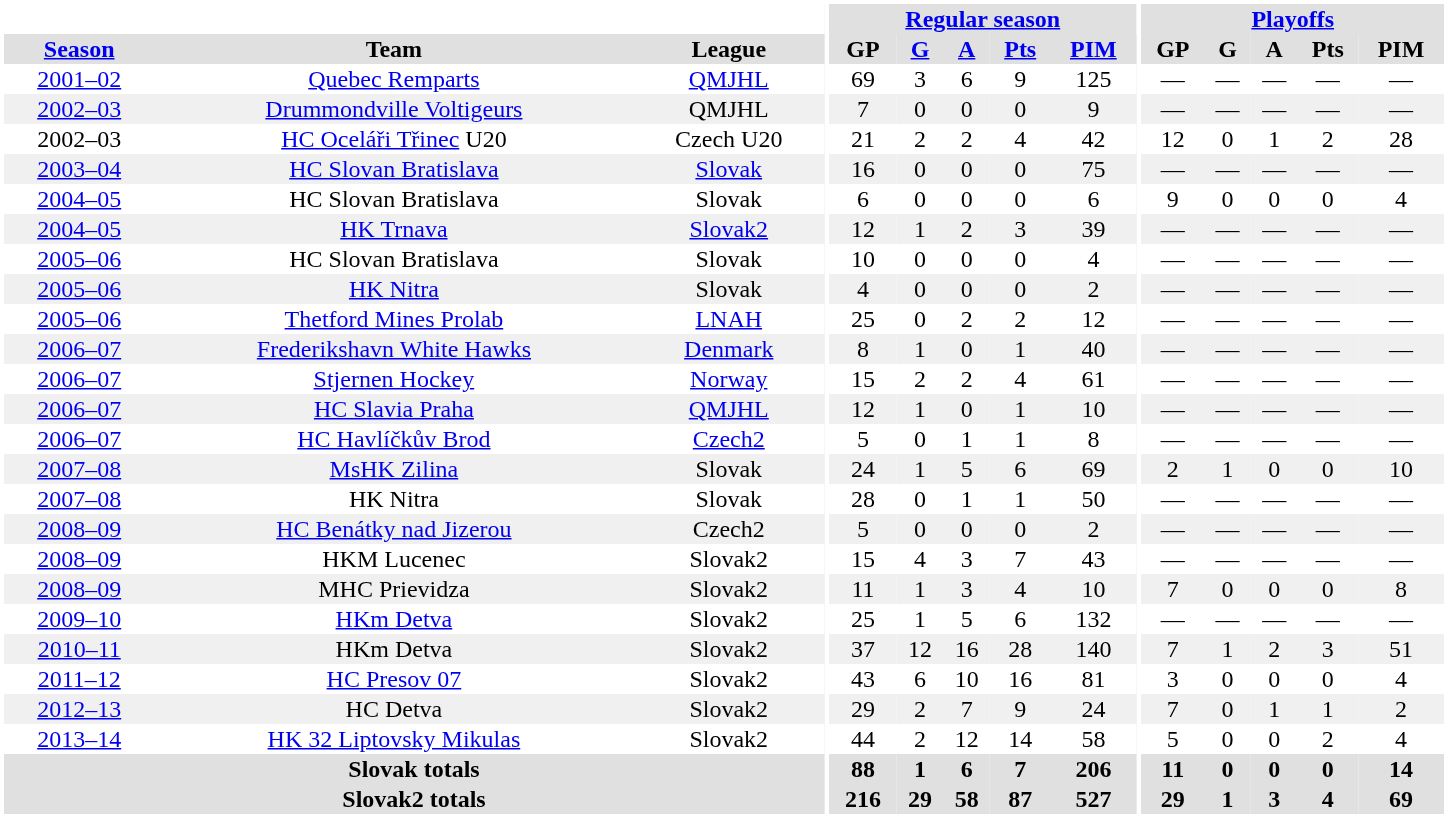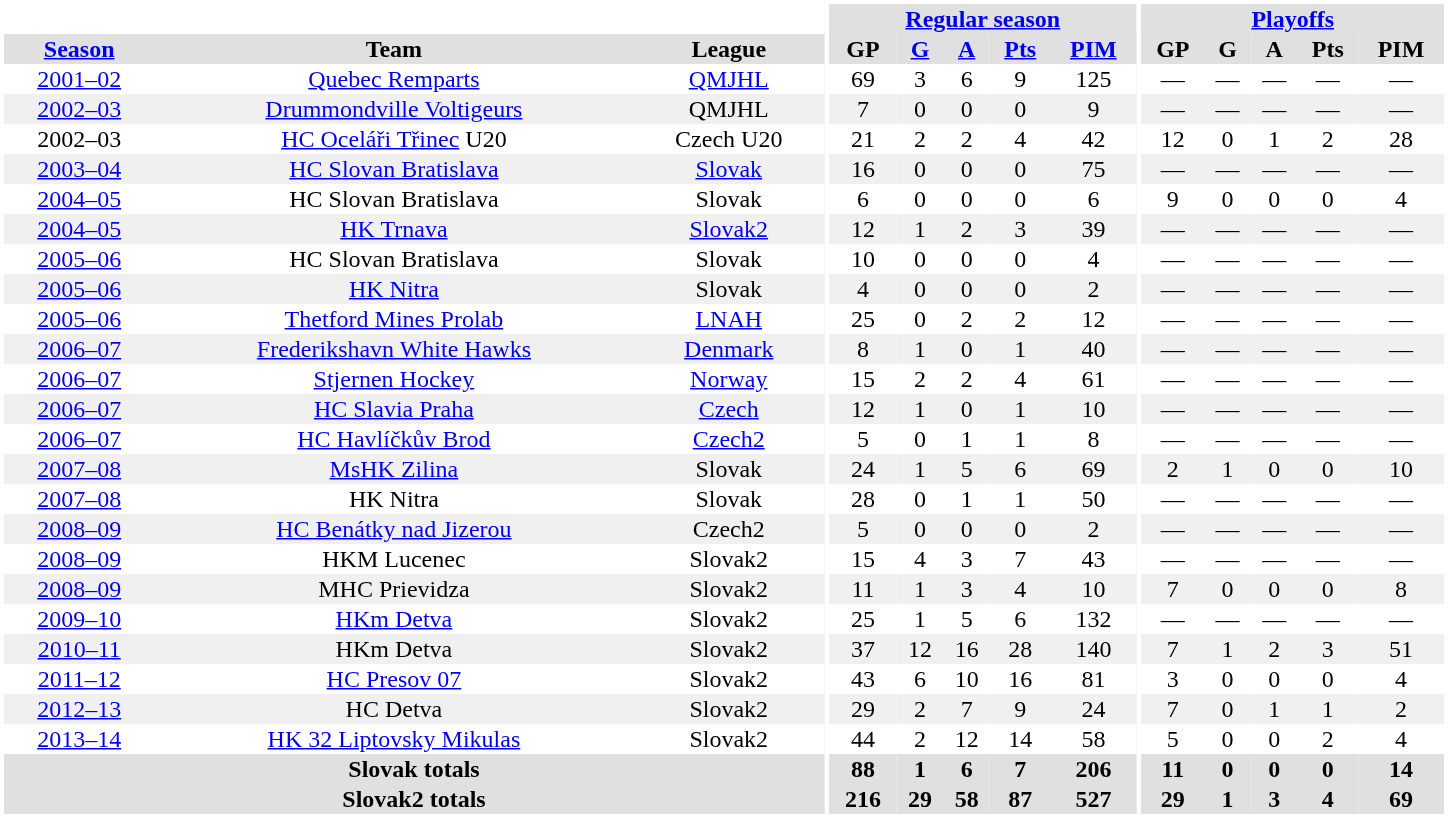(729, 408) QMJHL -> (729, 408) Czech
